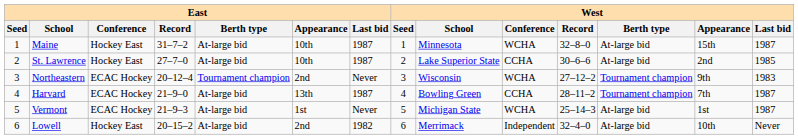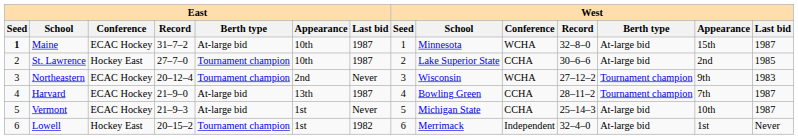(17, 45) normal -> (17, 45) bold
(117, 45) Hockey East -> (121, 45) ECAC Hockey
(222, 61) At-large bid -> (244, 61) Tournament champion
(520, 110) WCHA -> (519, 110) CCHA
(703, 110) 1st -> (706, 110) 10th
(222, 126) At-large bid -> (244, 126) Tournament champion
(302, 126) 2nd -> (301, 126) 1st
(706, 126) 10th -> (703, 126) 1st
